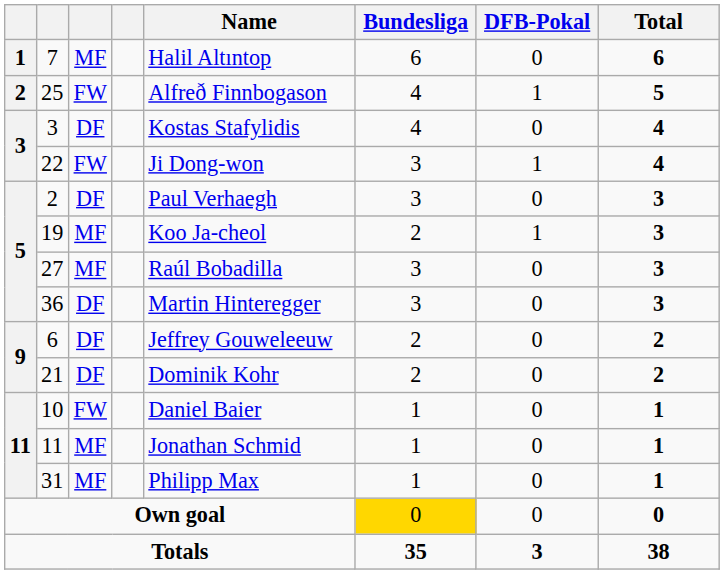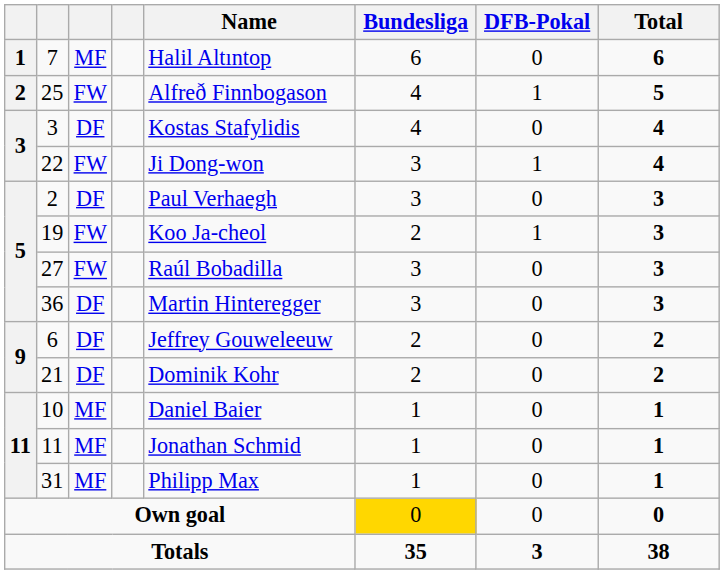(90, 233) MF -> (90, 233) FW
(90, 269) MF -> (90, 269) FW
(90, 410) FW -> (90, 410) MF
